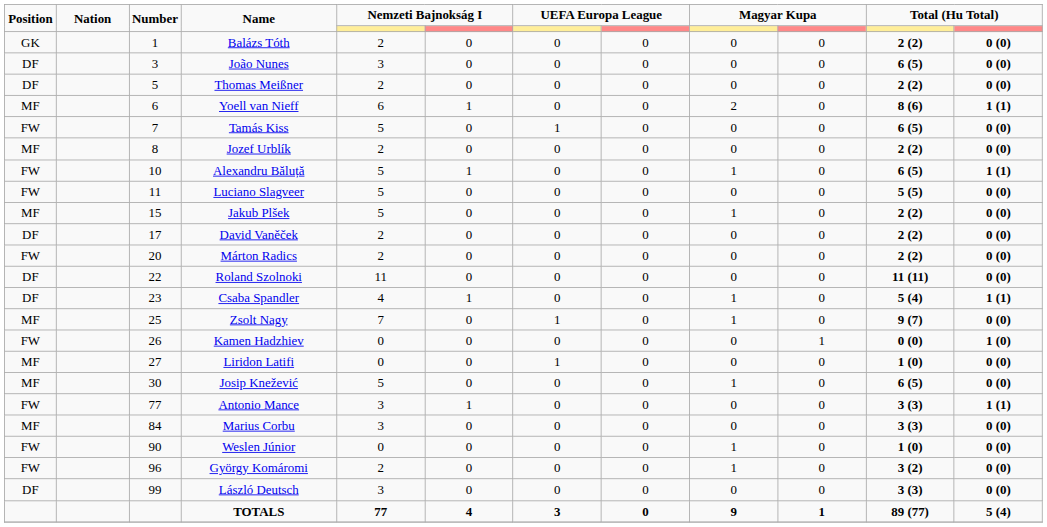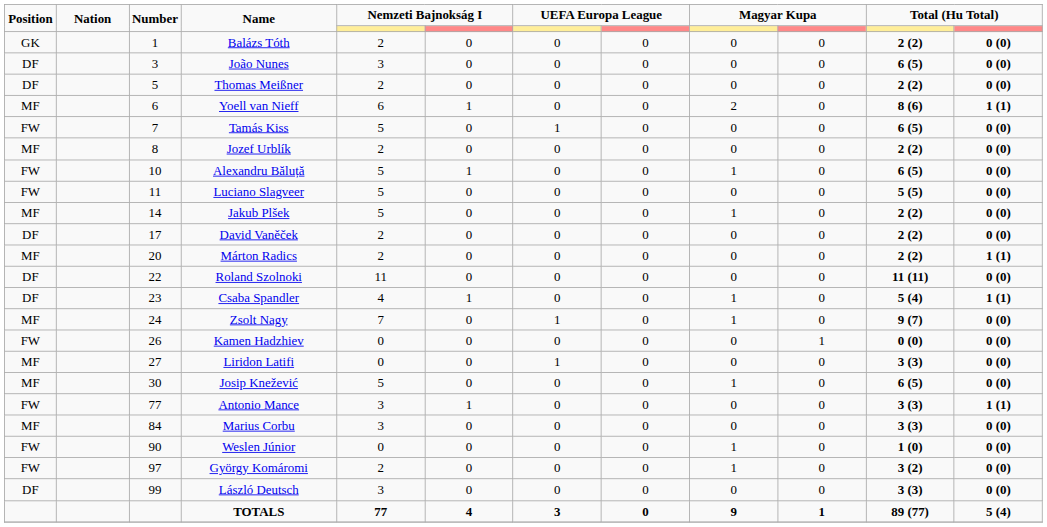(998, 170) 1 (1) -> (998, 170) 0 (0)
(155, 213) 15 -> (155, 213) 14
(30, 255) FW -> (30, 255) MF
(998, 255) 0 (0) -> (998, 255) 1 (1)
(155, 319) 25 -> (155, 319) 24
(998, 340) 1 (0) -> (998, 340) 0 (0)
(910, 362) 1 (0) -> (910, 362) 3 (3)
(155, 468) 96 -> (155, 468) 97
